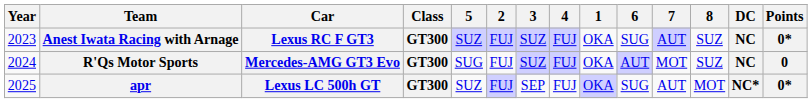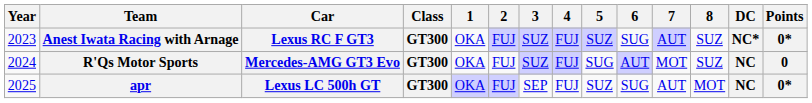columns swapped: (598, 16) <-> (469, 16)
(746, 39) NC -> (746, 39) NC*
(746, 86) NC* -> (746, 86) NC
